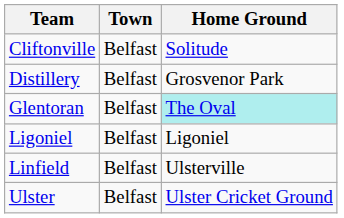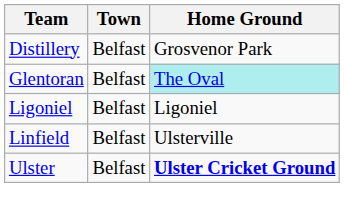- row: (52, 49)
(249, 197) normal -> (245, 167) bold
